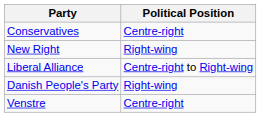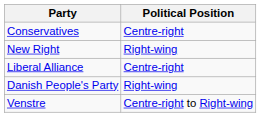(188, 67) Centre-right to Right-wing -> (154, 67) Centre-right
(154, 103) Centre-right -> (188, 103) Centre-right to Right-wing
